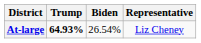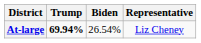(66, 29) 64.93% -> (66, 29) 69.94%
